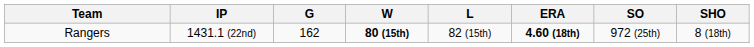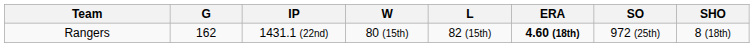columns swapped: (309, 14) <-> (222, 14)
(387, 33) bold -> (387, 33) normal
